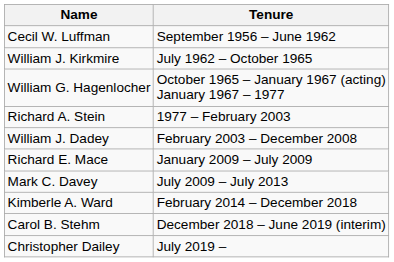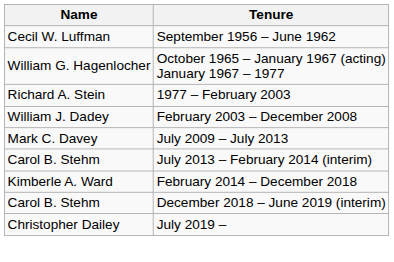- row: (235, 58)
- row: (235, 159)
+ row: (264, 159)
